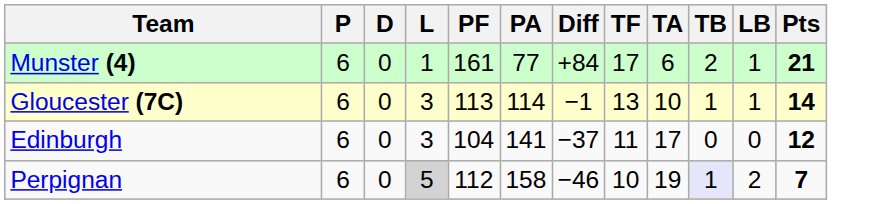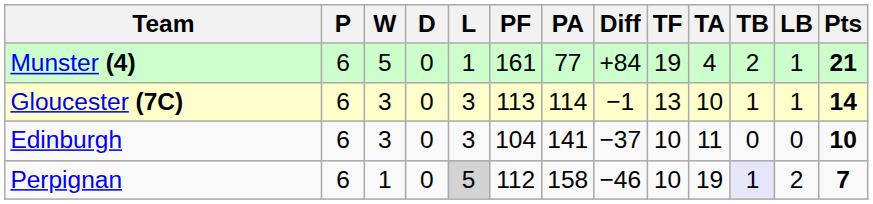+ column: (385, 23)
(626, 62) 17 -> (668, 62) 19
(668, 62) 6 -> (710, 62) 4
(626, 140) 11 -> (668, 140) 10
(668, 140) 17 -> (710, 140) 11
(801, 140) 12 -> (843, 140) 10
